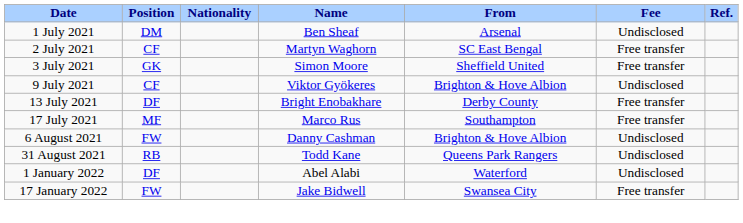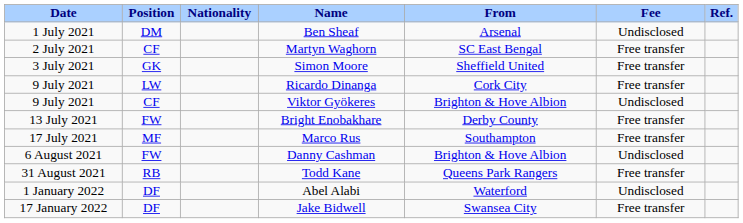+ row: (331, 84)
(151, 102) DF -> (151, 119) FW
(651, 155) Undisclosed -> (651, 173) Free transfer
(151, 190) FW -> (151, 208) DF
